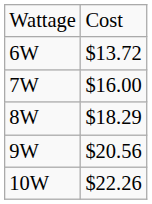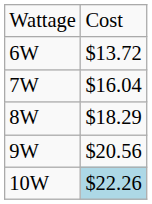(114, 85) $16.00 -> (114, 85) $16.04
(114, 183) no background -> (114, 183) lightblue background
